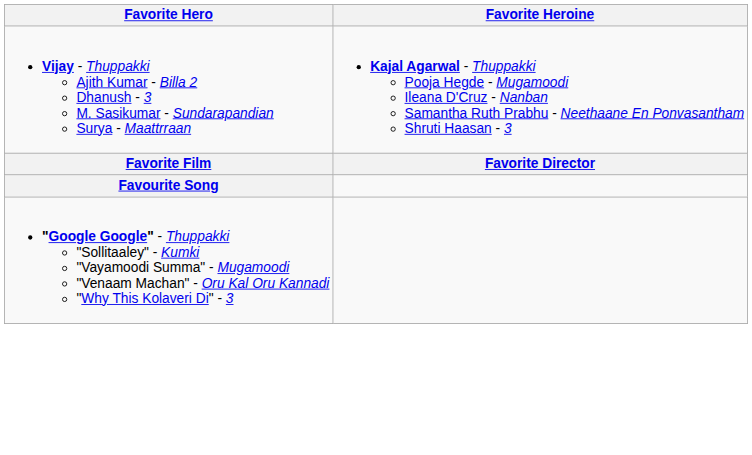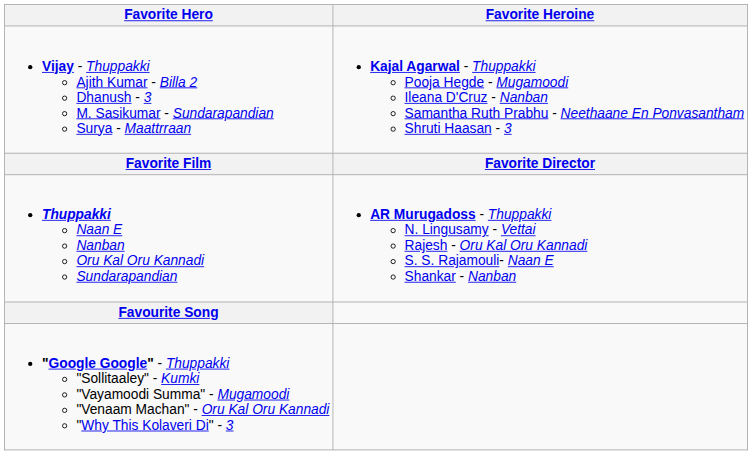+ row: (169, 246)
